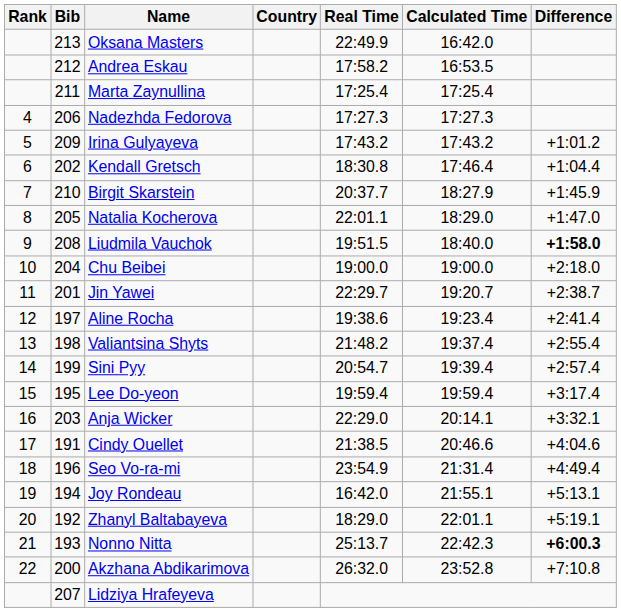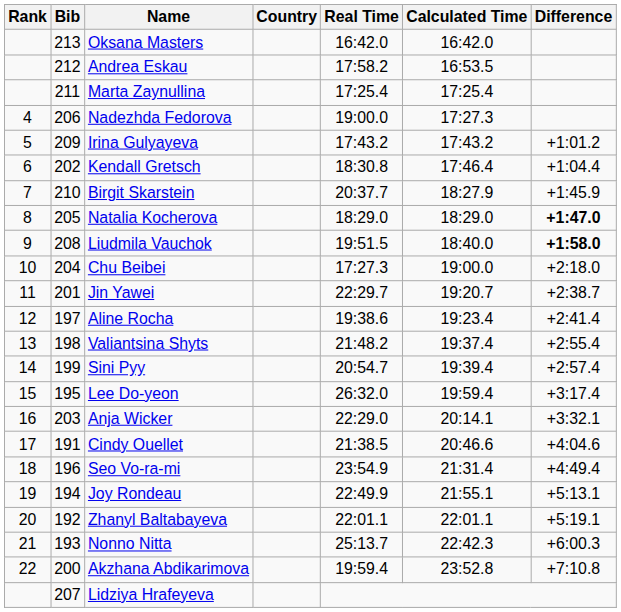(362, 42) 22:49.9 -> (362, 42) 16:42.0
(362, 117) 17:27.3 -> (362, 117) 19:00.0
(362, 218) 22:01.1 -> (362, 218) 18:29.0
(573, 218) normal -> (573, 218) bold
(362, 268) 19:00.0 -> (362, 268) 17:27.3
(362, 393) 19:59.4 -> (362, 393) 26:32.0
(362, 494) 16:42.0 -> (362, 494) 22:49.9
(362, 519) 18:29.0 -> (362, 519) 22:01.1
(573, 544) bold -> (573, 544) normal
(362, 569) 26:32.0 -> (362, 569) 19:59.4
